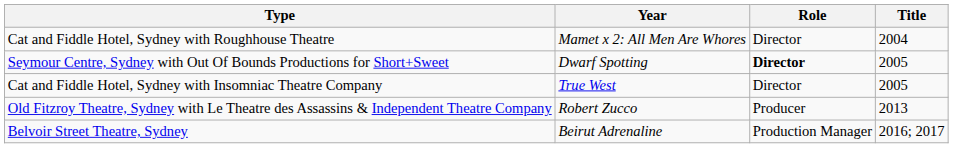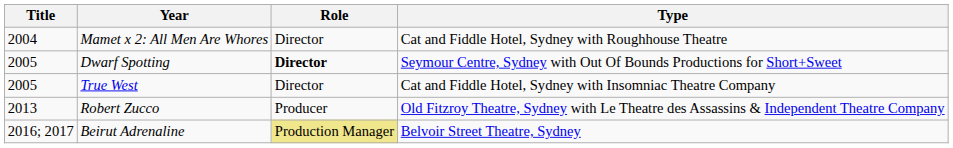columns swapped: (912, 16) <-> (280, 16)
(812, 131) no background -> (334, 131) khaki background
